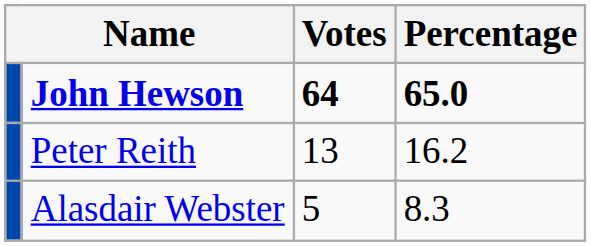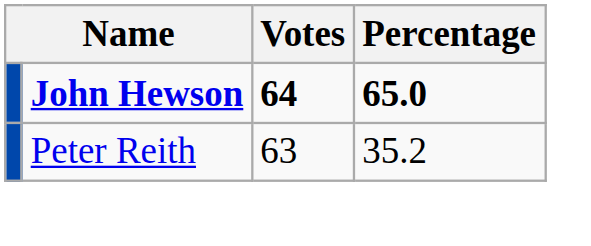(320, 151) 13 -> (279, 151) 63
(436, 151) 16.2 -> (395, 151) 35.2
- row: (158, 209)
